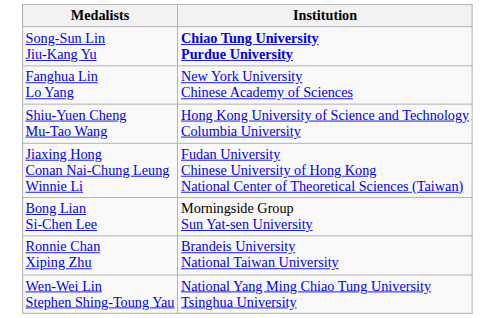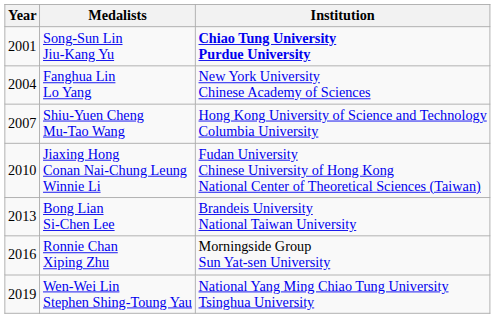+ column: (22, 15)
(247, 216) Morningside Group Sun Yat-sen University -> (277, 216) Brandeis University National Taiwan University
(260, 255) Brandeis University National Taiwan University -> (264, 255) Morningside Group Sun Yat-sen University
